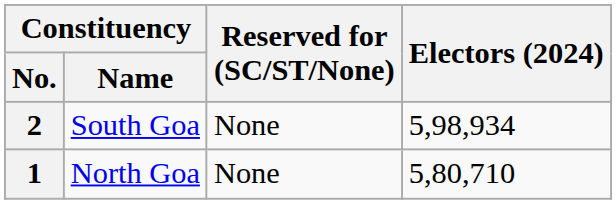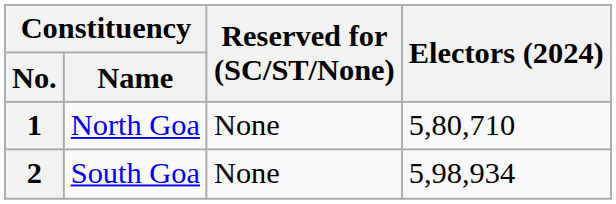rows swapped: (34, 173) <-> (34, 125)
